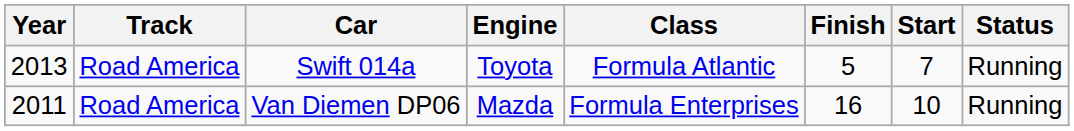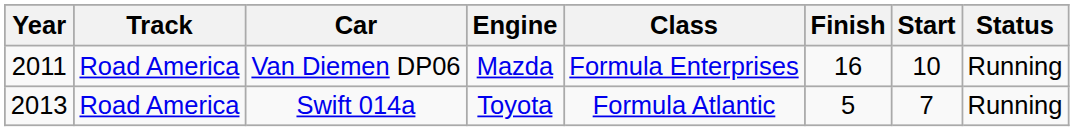rows swapped: (356, 106) <-> (356, 66)
